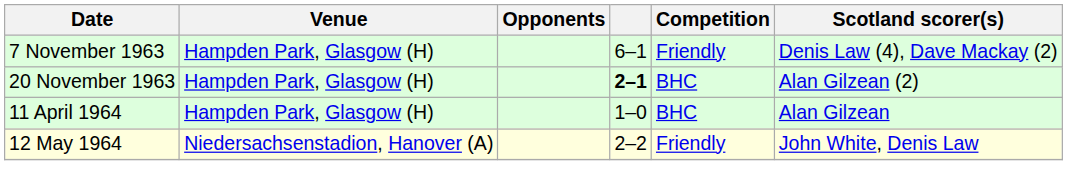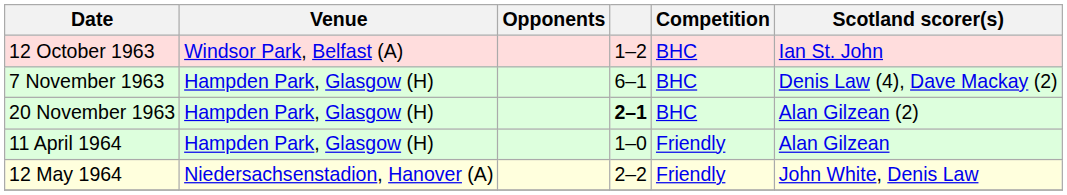+ row: (82, 50)
(691, 50) Friendly -> (677, 81) BHC
(677, 112) BHC -> (691, 143) Friendly
